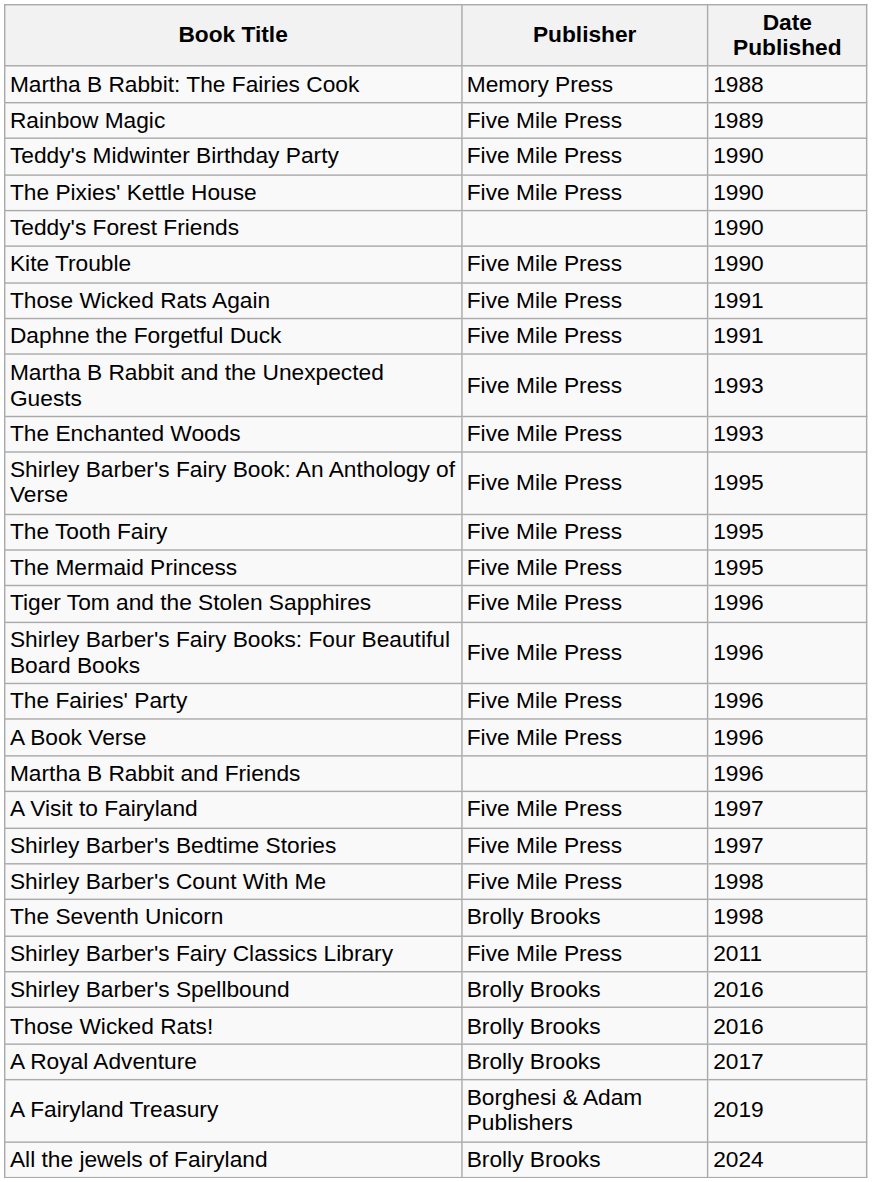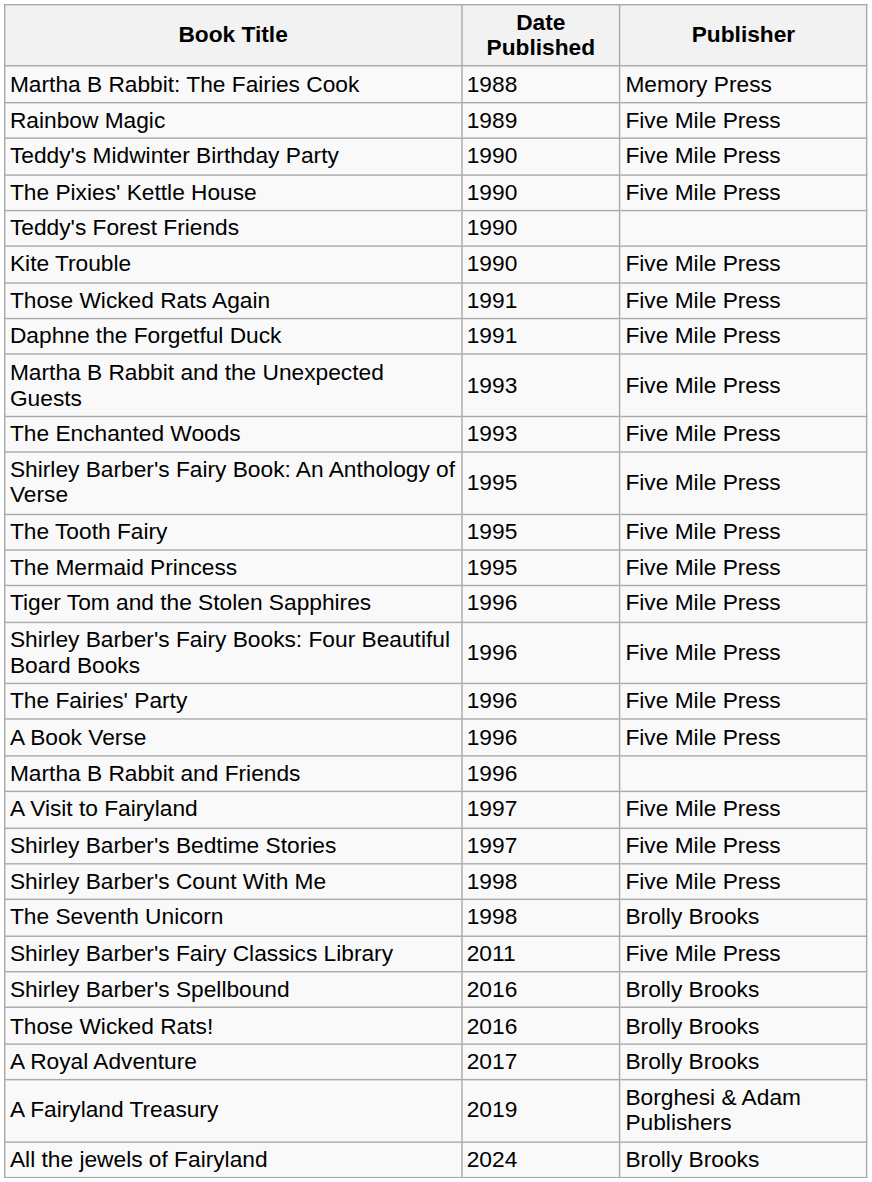columns swapped: (787, 35) <-> (585, 35)
